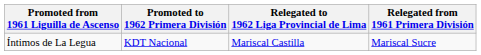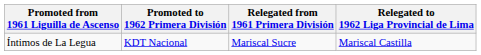columns swapped: (423, 19) <-> (299, 19)
